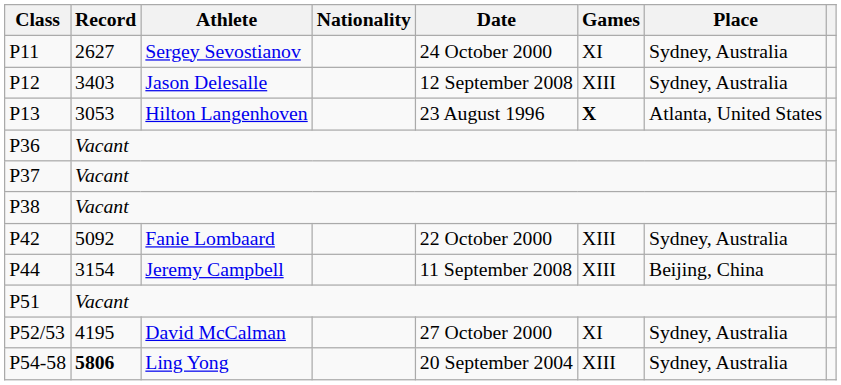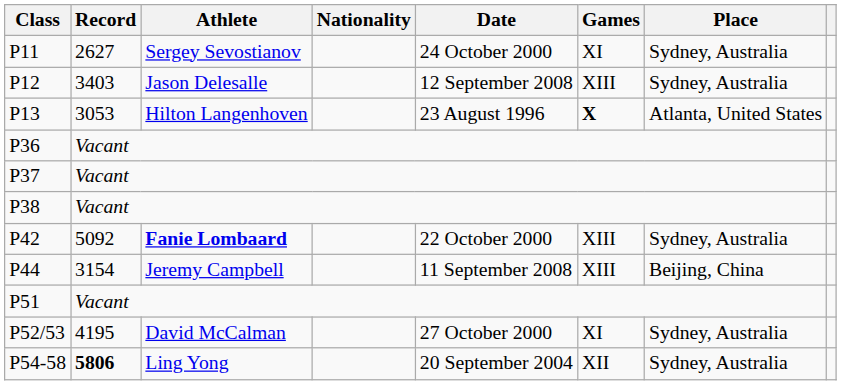(210, 238) normal -> (216, 238) bold
(599, 363) XIII -> (596, 363) XII
